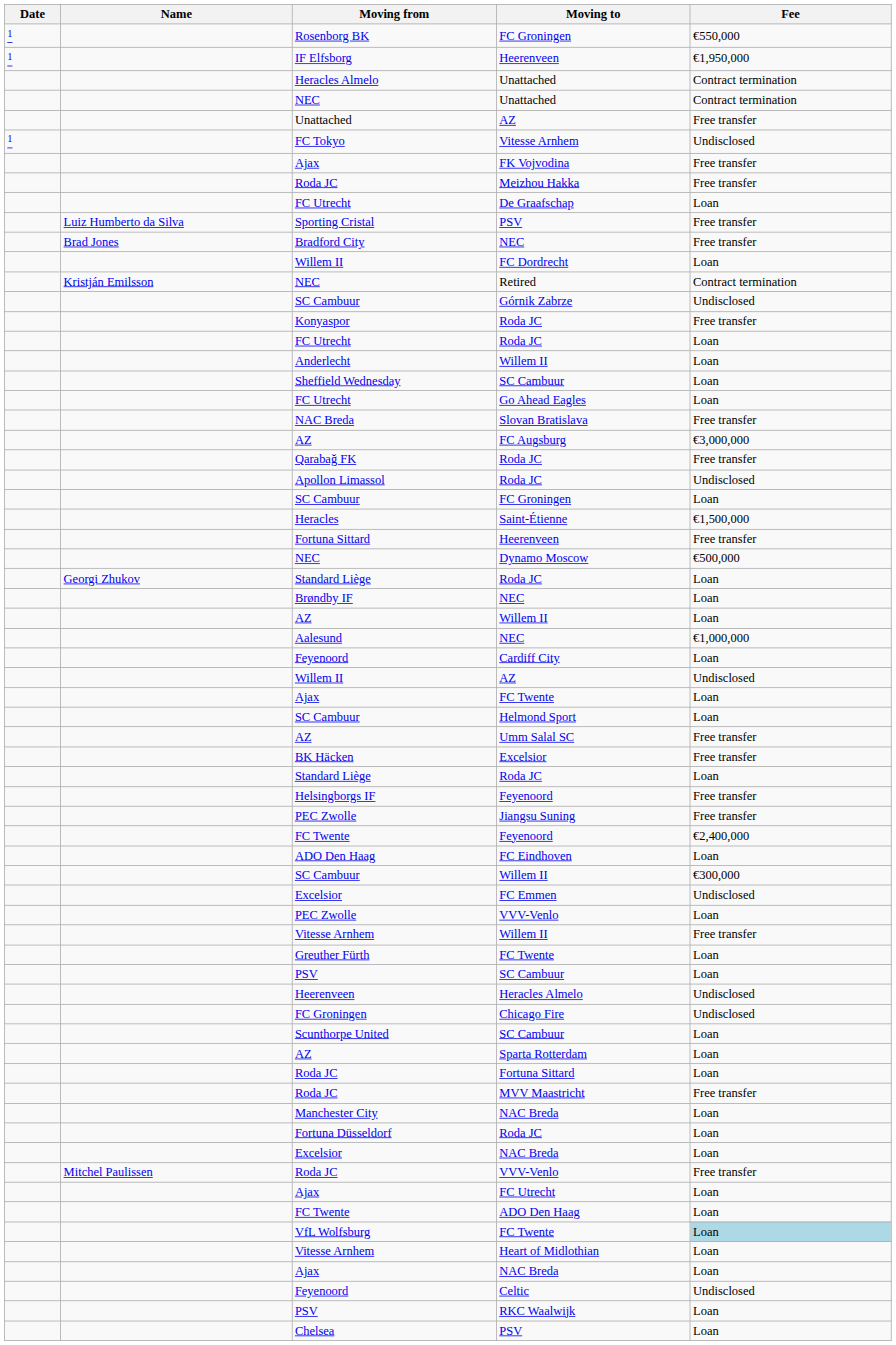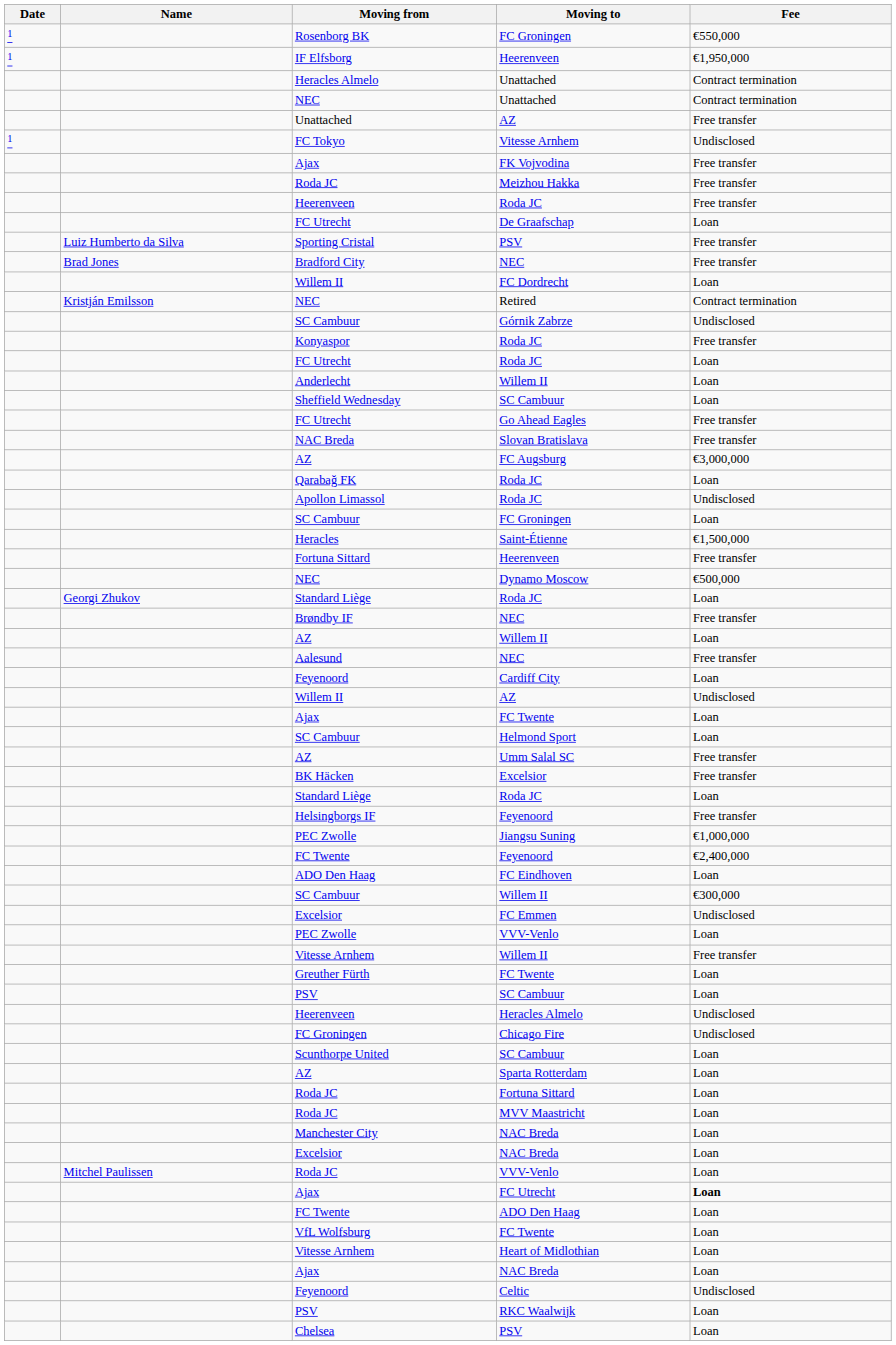+ row: (325, 202)
(706, 400) Loan -> (725, 420) Free transfer
(725, 459) Free transfer -> (706, 479) Loan
(706, 598) Loan -> (725, 618) Free transfer
(721, 638) €1,000,000 -> (725, 657) Free transfer
(725, 816) Free transfer -> (721, 836) €1,000,000
(725, 1093) Free transfer -> (706, 1113) Loan
- row: (343, 1132)
(725, 1172) Free transfer -> (706, 1172) Loan
(706, 1192) normal -> (707, 1192) bold
(706, 1231) lightblue background -> (706, 1231) no background
